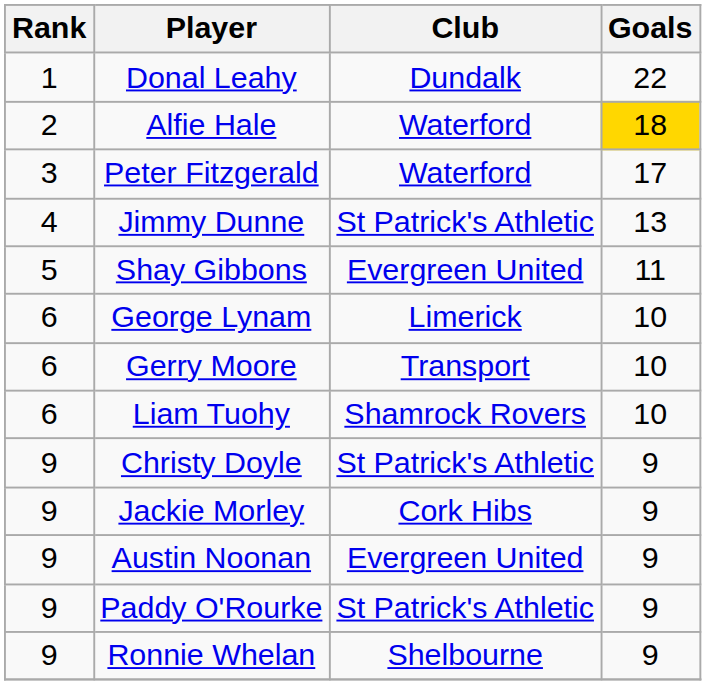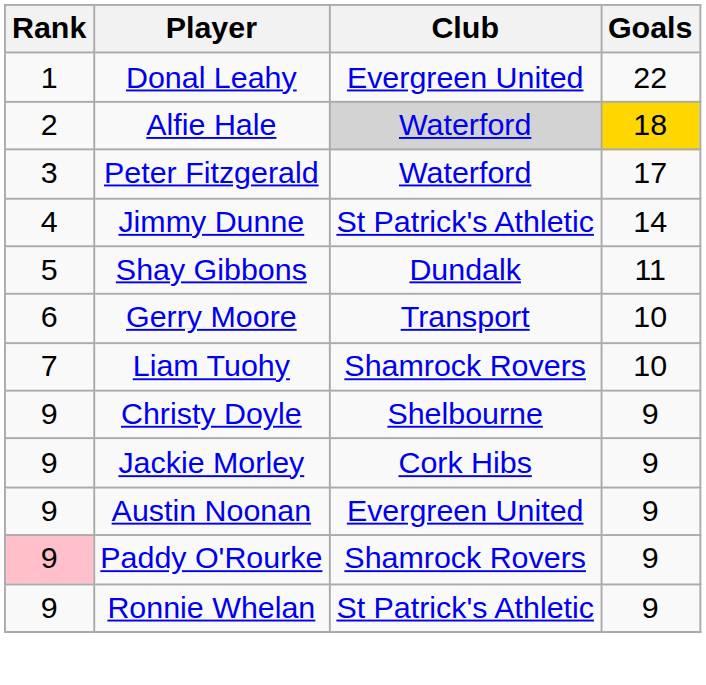(465, 76) Dundalk -> (465, 76) Evergreen United
(465, 125) no background -> (465, 125) lightgrey background
(650, 221) 13 -> (650, 221) 14
(465, 269) Evergreen United -> (465, 269) Dundalk
- row: (211, 317)
(49, 414) 6 -> (49, 366) 7
(465, 462) St Patrick's Athletic -> (465, 414) Shelbourne
(49, 607) no background -> (49, 558) pink background
(465, 607) St Patrick's Athletic -> (465, 558) Shamrock Rovers
(465, 655) Shelbourne -> (465, 607) St Patrick's Athletic
